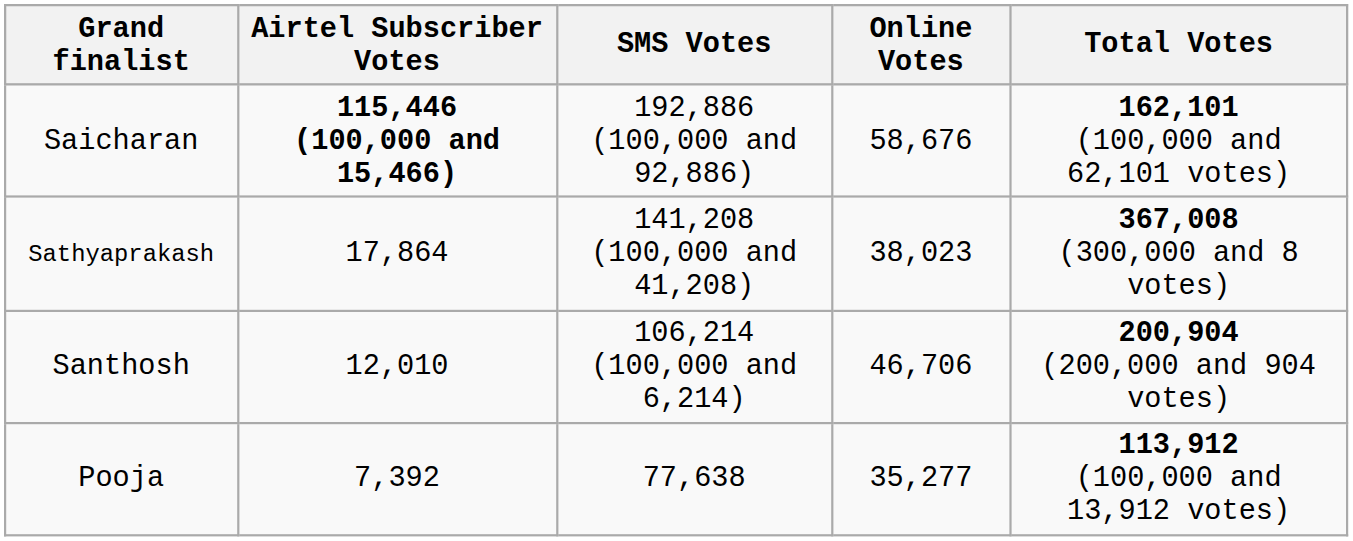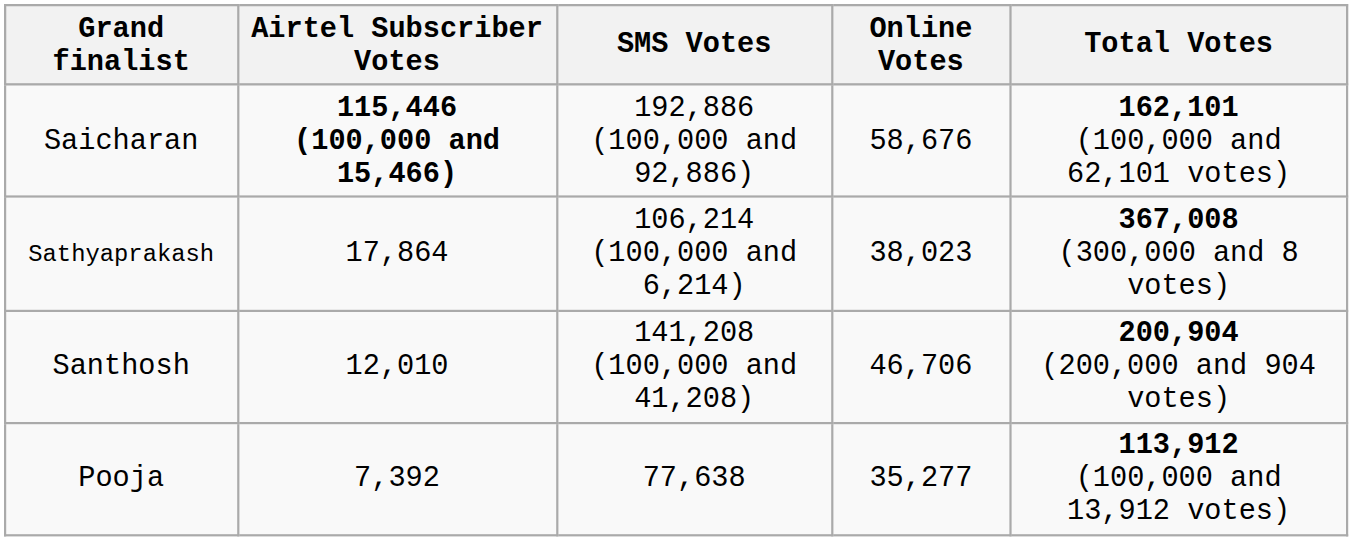(694, 254) 141,208 (100,000 and 41,208) -> (694, 254) 106,214 (100,000 and 6,214)
(694, 366) 106,214 (100,000 and 6,214) -> (694, 366) 141,208 (100,000 and 41,208)
